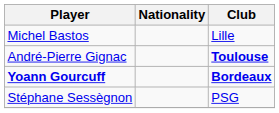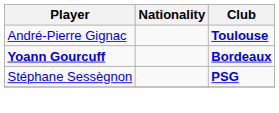- row: (48, 36)
(225, 98) normal -> (225, 77) bold
